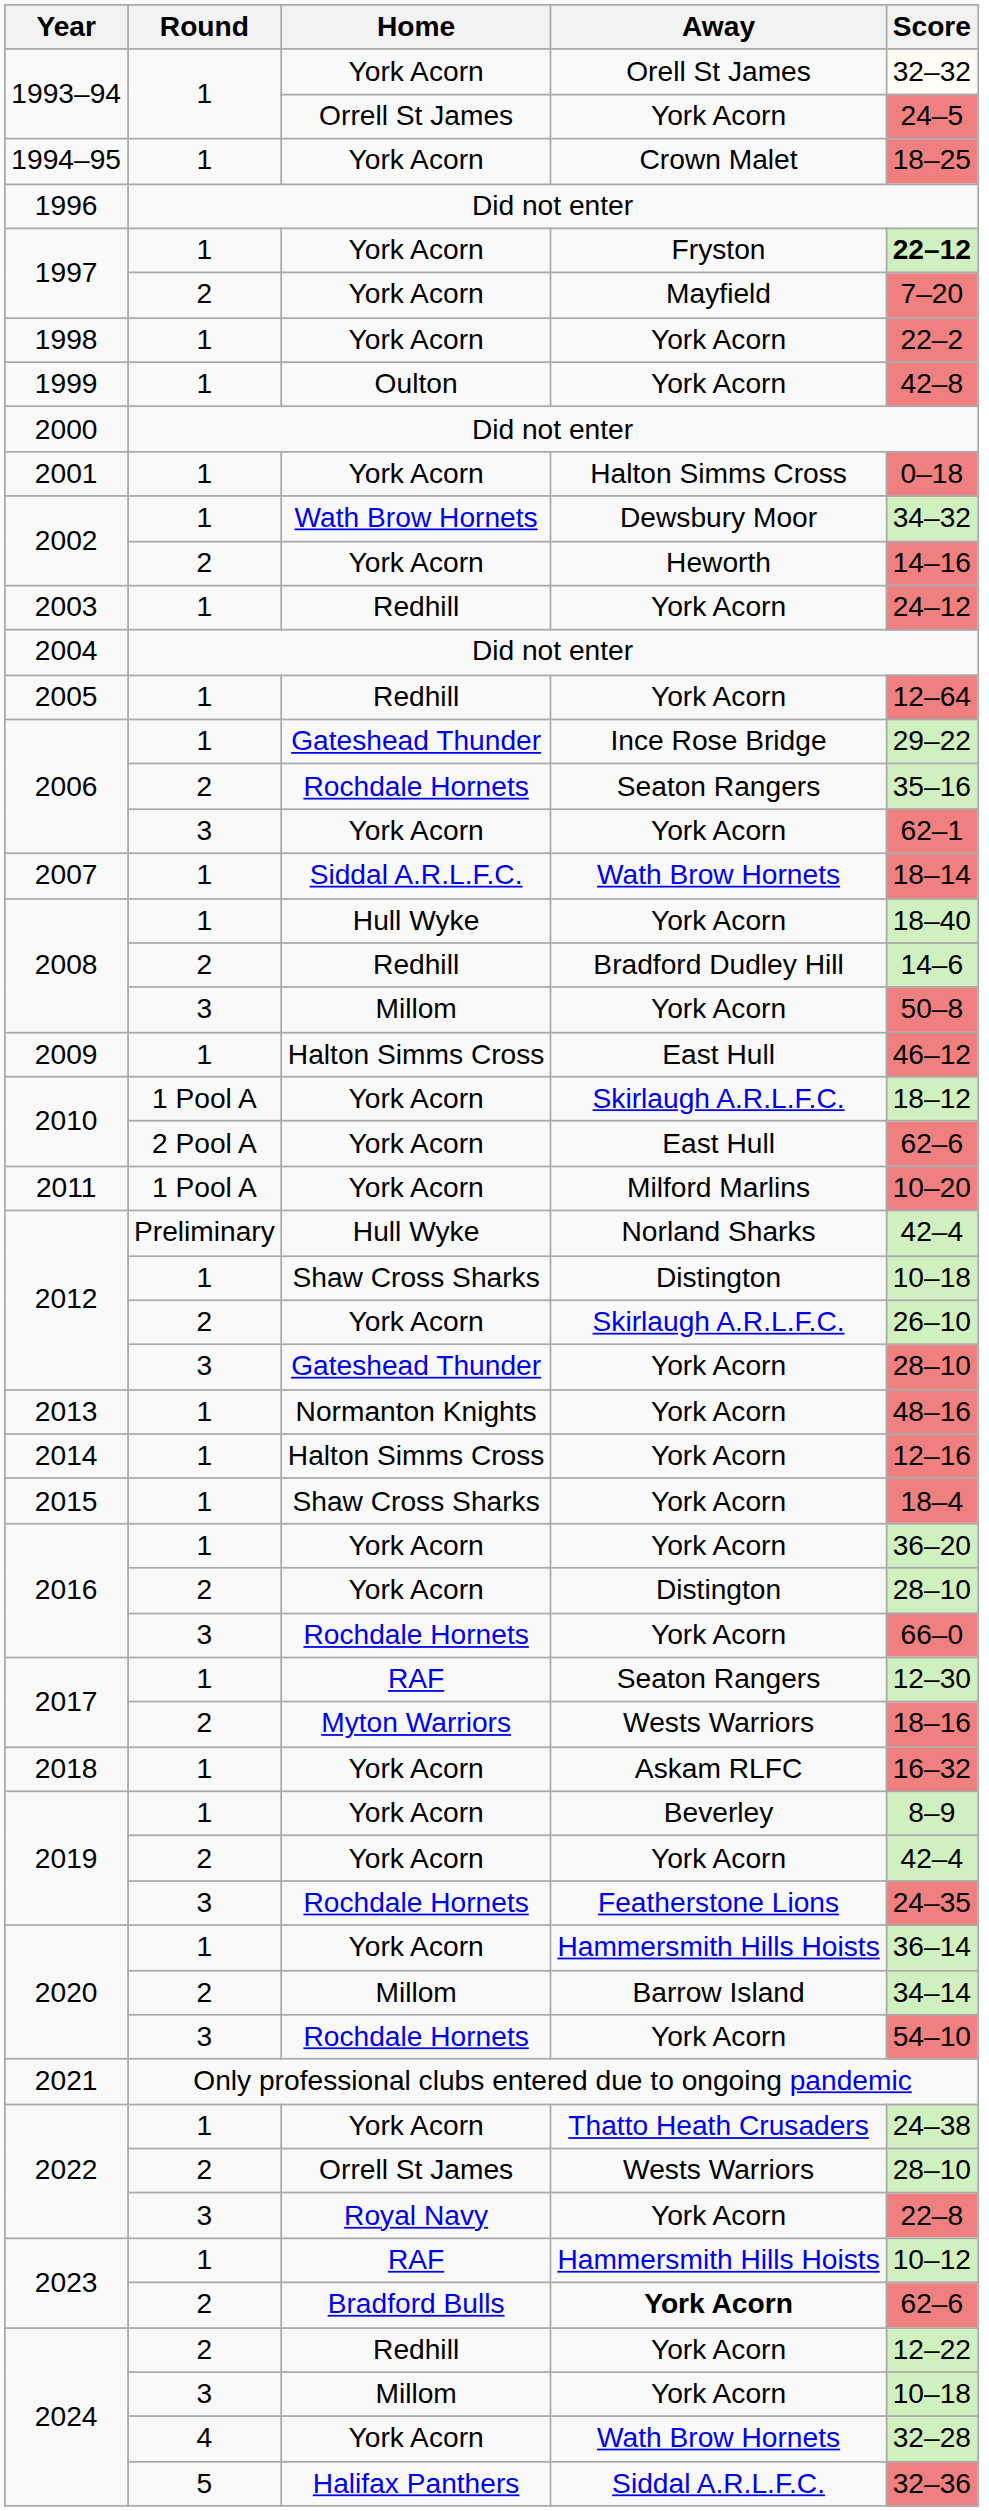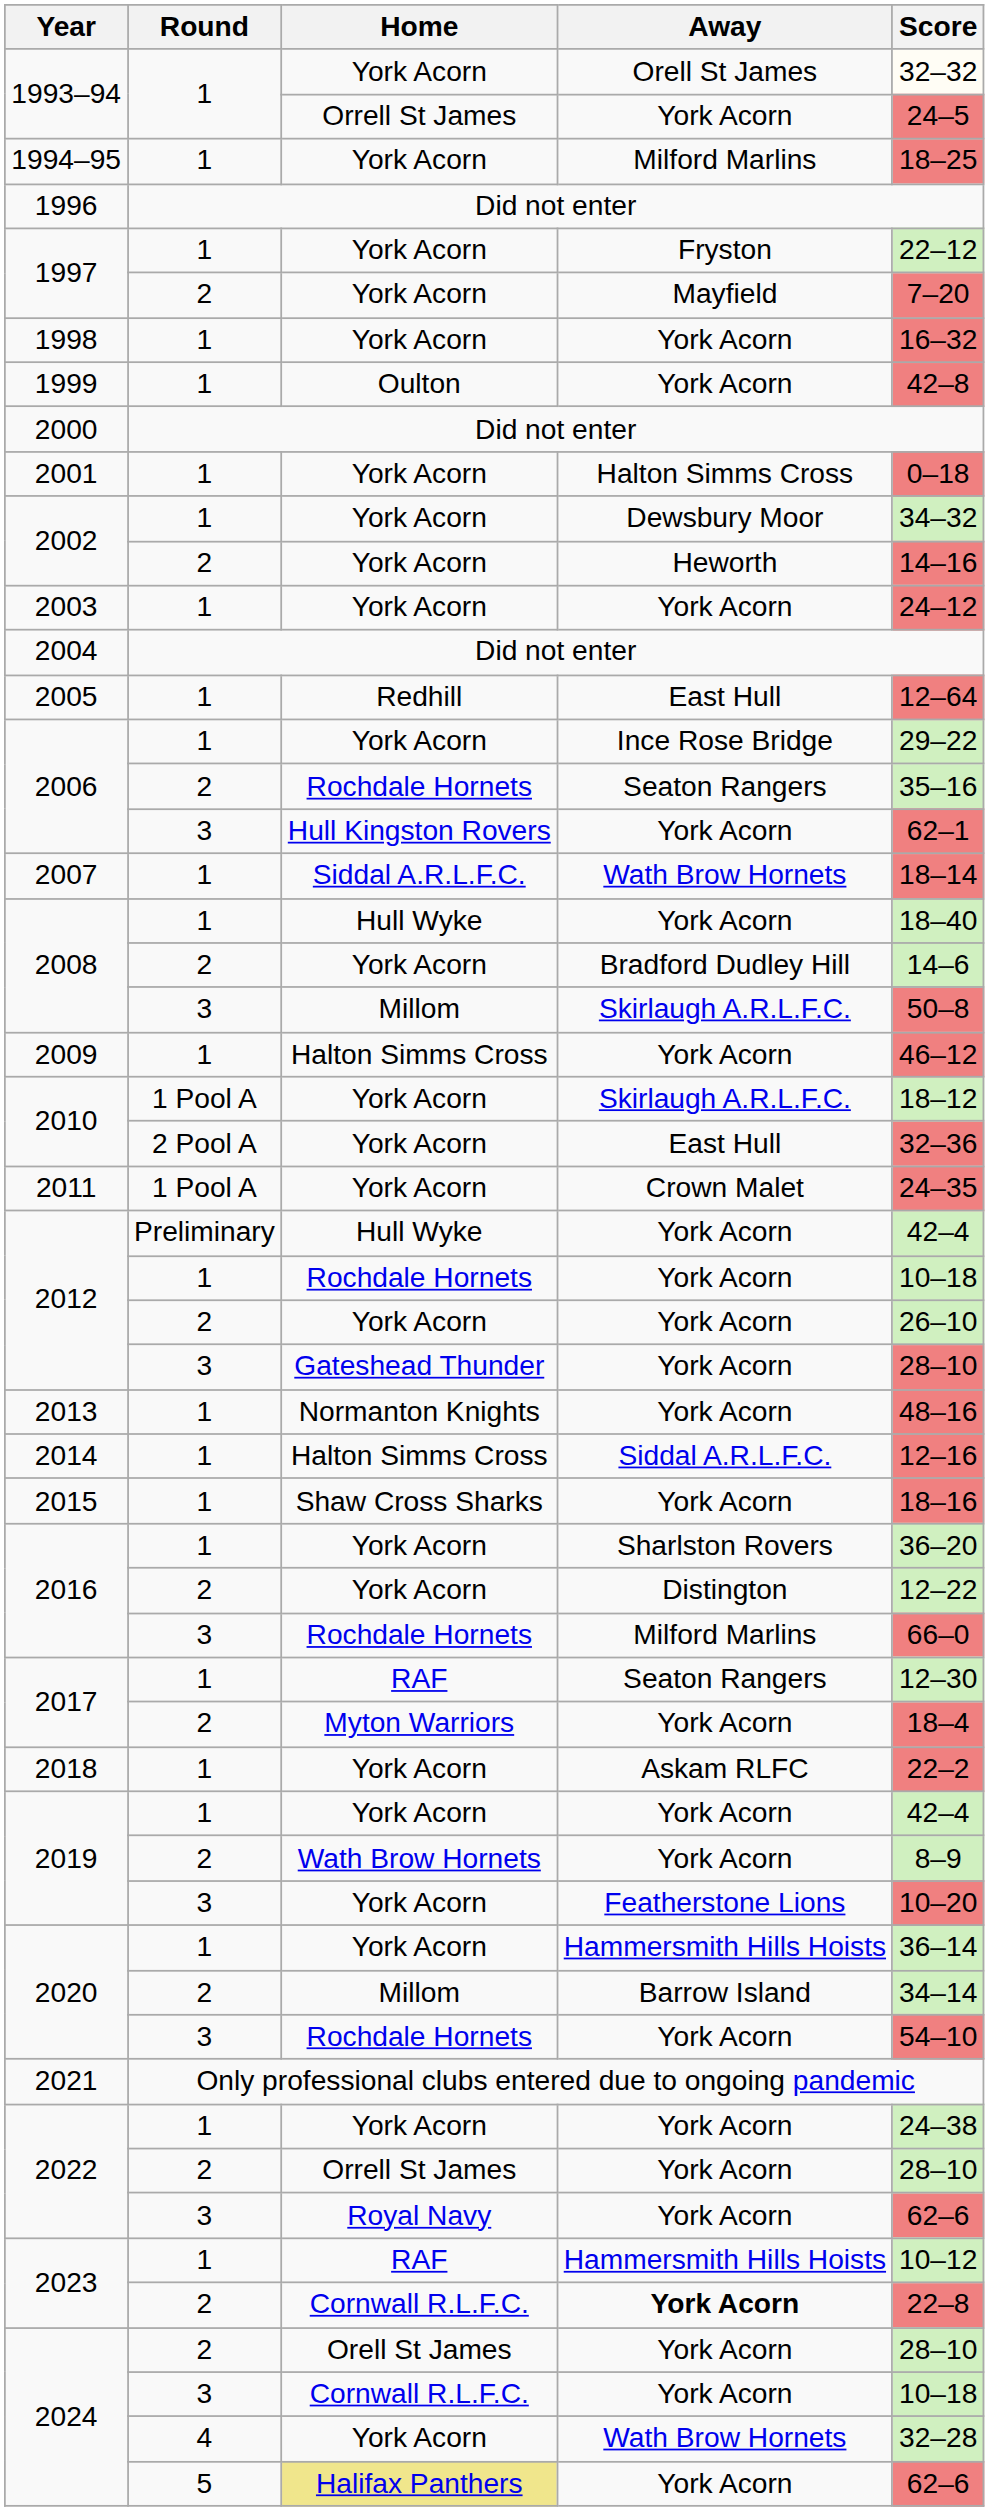(719, 160) Crown Malet -> (725, 160) Milford Marlins
(932, 250) bold -> (938, 250) normal
(932, 339) 22–2 -> (938, 339) 16–32
(416, 518) Wath Brow Hornets -> (419, 518) York Acorn
(416, 607) Redhill -> (419, 607) York Acorn
(719, 696) York Acorn -> (725, 696) East Hull
(416, 741) Gateshead Thunder -> (419, 741) York Acorn
(416, 830) York Acorn -> (419, 830) Hull Kingston Rovers
(416, 964) Redhill -> (419, 964) York Acorn
(719, 1009) York Acorn -> (725, 1009) Skirlaugh A.R.L.F.C.
(719, 1054) East Hull -> (725, 1054) York Acorn
(932, 1143) 62–6 -> (938, 1143) 32–36
(719, 1187) Milford Marlins -> (725, 1187) Crown Malet
(932, 1187) 10–20 -> (938, 1187) 24–35
(719, 1232) Norland Sharks -> (725, 1232) York Acorn
(416, 1277) Shaw Cross Sharks -> (419, 1277) Rochdale Hornets
(719, 1277) Distington -> (725, 1277) York Acorn
(719, 1321) Skirlaugh A.R.L.F.C. -> (725, 1321) York Acorn
(719, 1455) York Acorn -> (725, 1455) Siddal A.R.L.F.C.
(932, 1500) 18–4 -> (938, 1500) 18–16
(719, 1545) York Acorn -> (725, 1545) Sharlston Rovers
(932, 1589) 28–10 -> (938, 1589) 12–22
(719, 1634) York Acorn -> (725, 1634) Milford Marlins
(719, 1723) Wests Warriors -> (725, 1723) York Acorn
(932, 1723) 18–16 -> (938, 1723) 18–4
(932, 1768) 16–32 -> (938, 1768) 22–2
(719, 1813) Beverley -> (725, 1813) York Acorn
(932, 1813) 8–9 -> (938, 1813) 42–4
(416, 1857) York Acorn -> (419, 1857) Wath Brow Hornets
(932, 1857) 42–4 -> (938, 1857) 8–9
(416, 1902) Rochdale Hornets -> (419, 1902) York Acorn
(932, 1902) 24–35 -> (938, 1902) 10–20
(719, 2125) Thatto Heath Crusaders -> (725, 2125) York Acorn
(719, 2170) Wests Warriors -> (725, 2170) York Acorn
(932, 2215) 22–8 -> (938, 2215) 62–6
(416, 2304) Bradford Bulls -> (419, 2304) Cornwall R.L.F.C.
(932, 2304) 62–6 -> (938, 2304) 22–8
(416, 2349) Redhill -> (419, 2349) Orell St James
(932, 2349) 12–22 -> (938, 2349) 28–10
(416, 2393) Millom -> (419, 2393) Cornwall R.L.F.C.
(416, 2483) no background -> (419, 2483) khaki background
(719, 2483) Siddal A.R.L.F.C. -> (725, 2483) York Acorn
(932, 2483) 32–36 -> (938, 2483) 62–6
